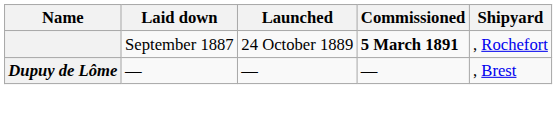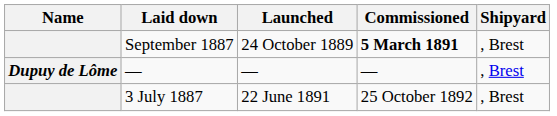(510, 44) , Rochefort -> (502, 44) , Brest
+ row: (164, 96)
